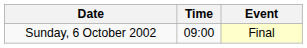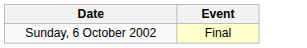- column: (199, 14)
